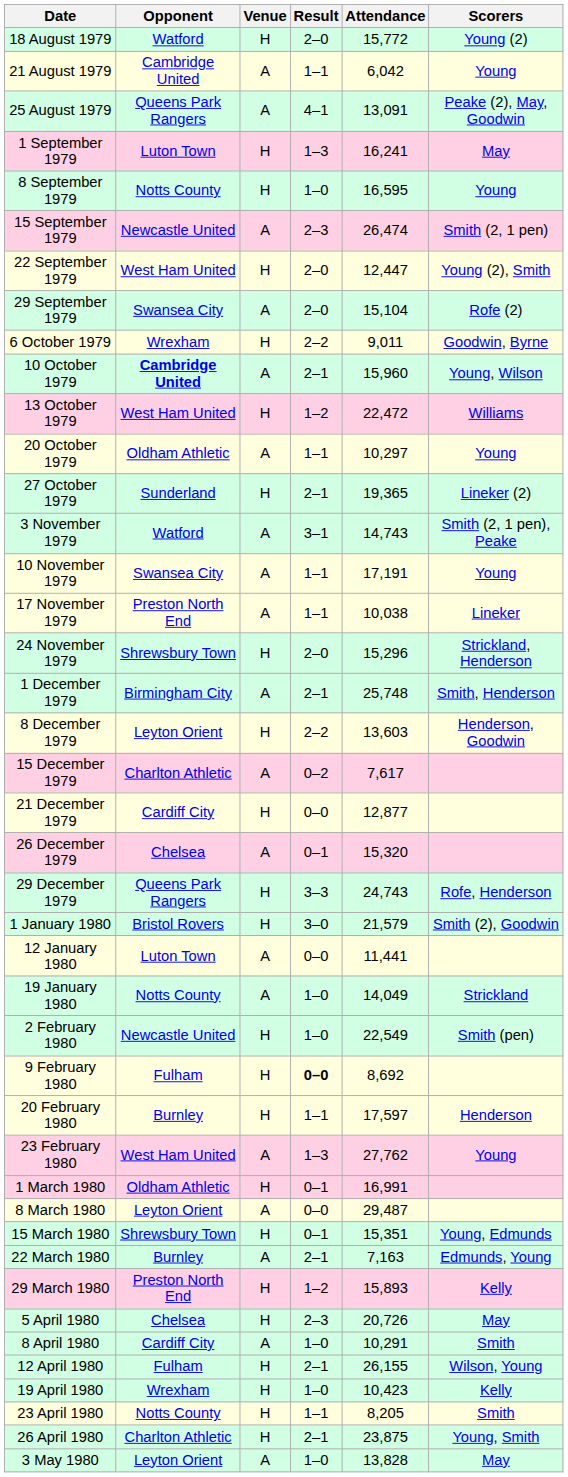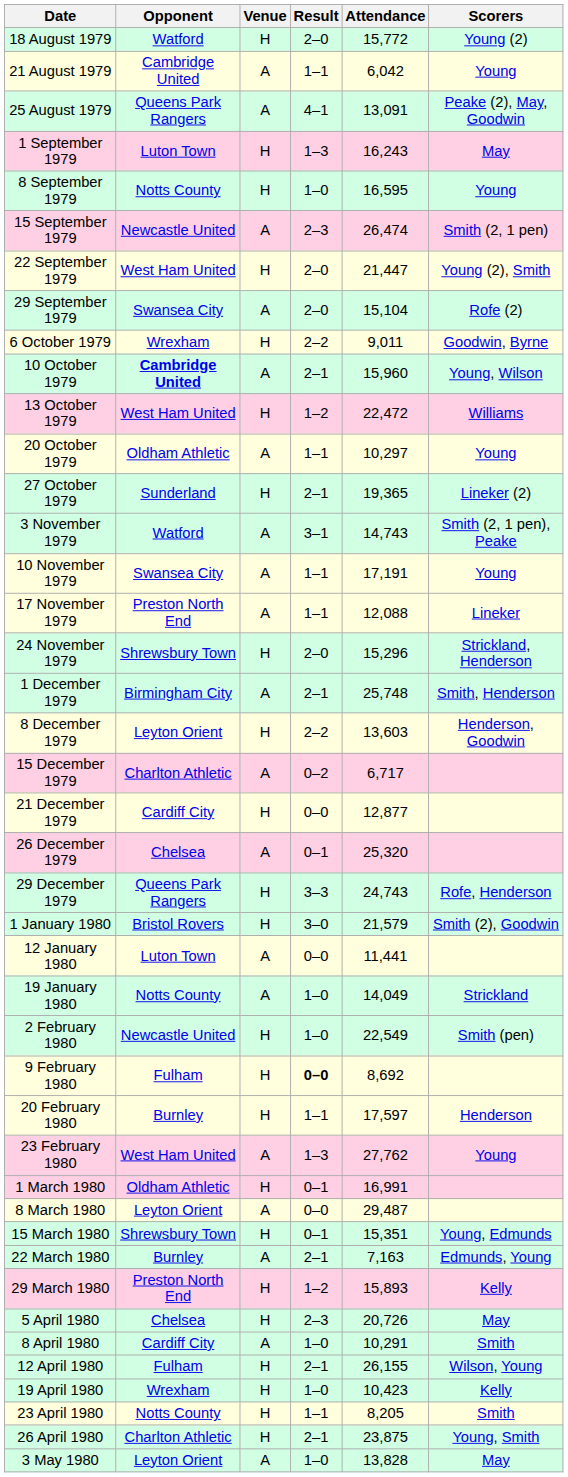(385, 150) 16,241 -> (385, 150) 16,243
(385, 270) 12,447 -> (385, 270) 21,447
(385, 613) 10,038 -> (385, 613) 12,088
(385, 772) 7,617 -> (385, 772) 6,717
(385, 852) 15,320 -> (385, 852) 25,320
